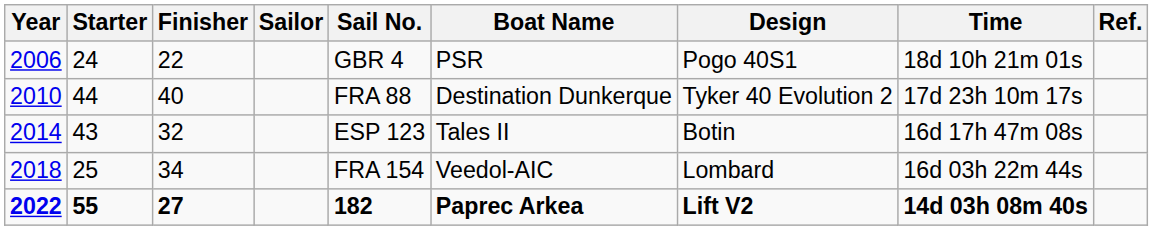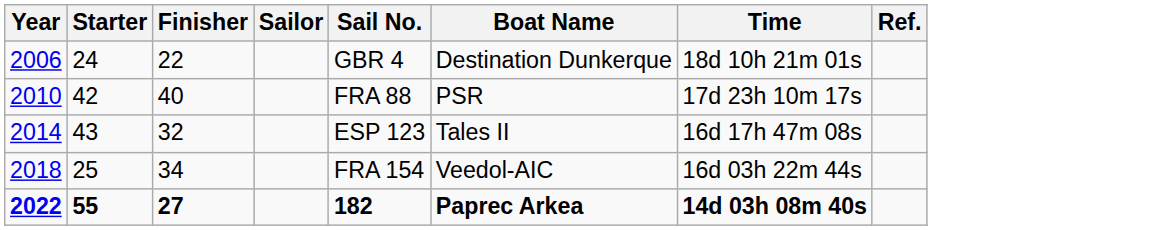- column: (788, 22)
(460, 59) PSR -> (554, 59) Destination Dunkerque
(85, 96) 44 -> (85, 96) 42
(554, 96) Destination Dunkerque -> (460, 96) PSR
